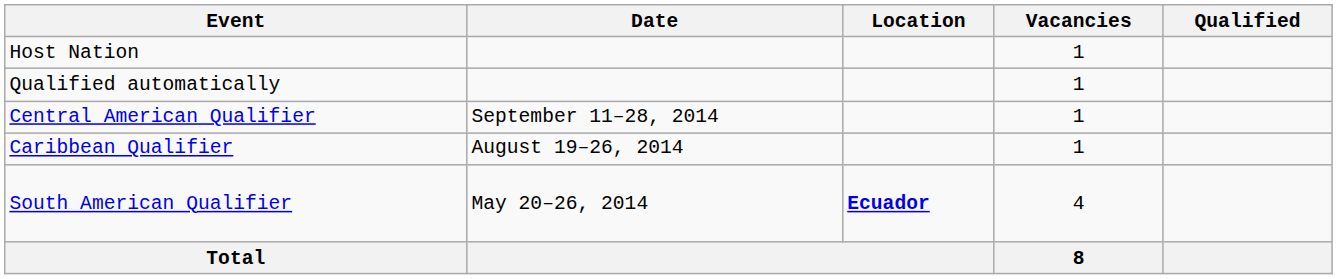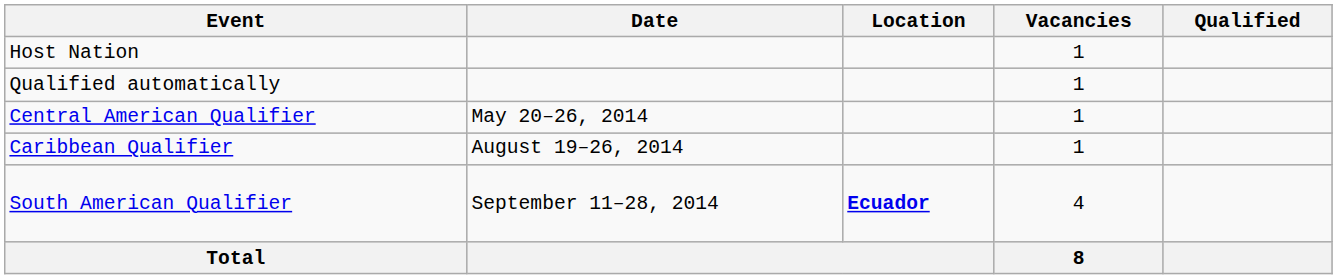(595, 117) September 11–28, 2014 -> (560, 117) May 20–26, 2014
(560, 203) May 20–26, 2014 -> (595, 203) September 11–28, 2014
